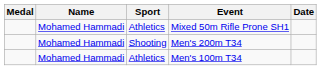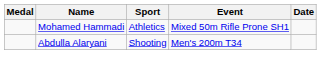(81, 42) Mohamed Hammadi -> (72, 42) Abdulla Alaryani
- row: (206, 58)
